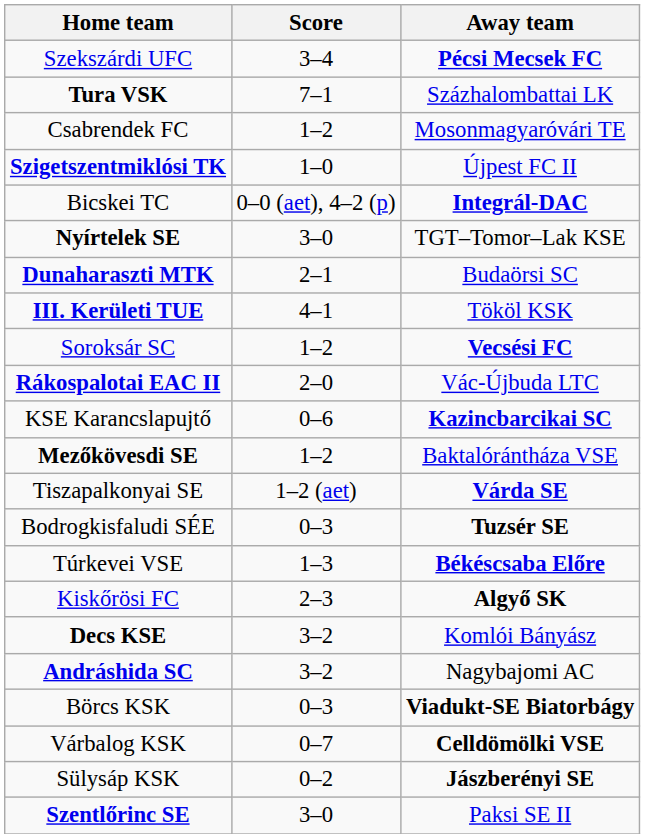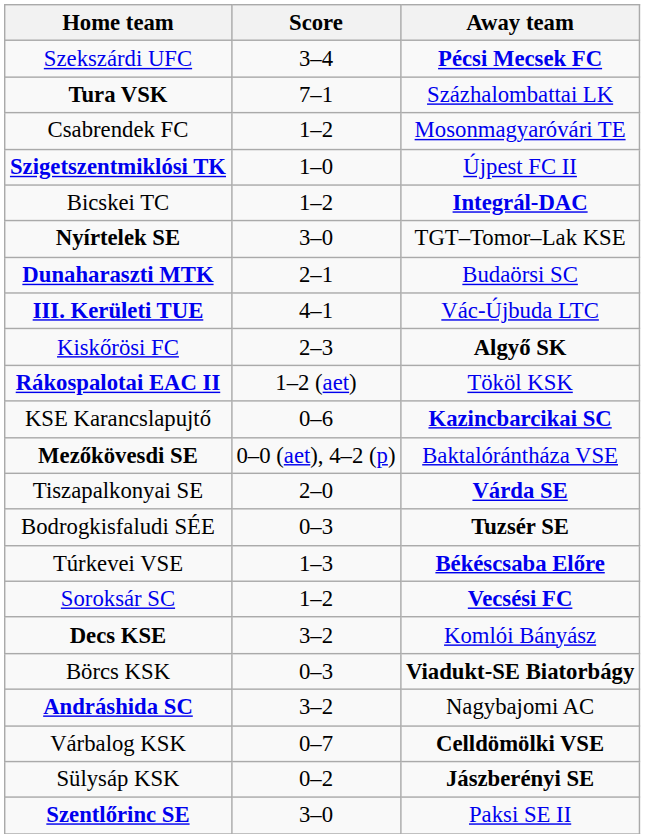(316, 202) 0–0 (aet), 4–2 (p) -> (316, 202) 1–2
(520, 310) Tököl KSK -> (520, 310) Vác-Újbuda LTC
rows swapped: (118, 346) <-> (118, 599)
(316, 382) 2–0 -> (316, 382) 1–2 (aet)
(520, 382) Vác-Újbuda LTC -> (520, 382) Tököl KSK
(316, 454) 1–2 -> (316, 454) 0–0 (aet), 4–2 (p)
(316, 490) 1–2 (aet) -> (316, 490) 2–0
rows swapped: (118, 671) <-> (118, 707)
